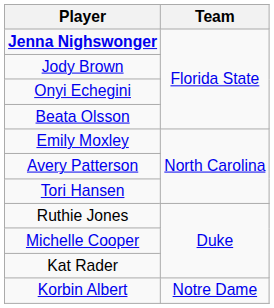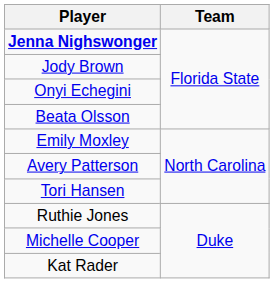- row: (83, 290)
